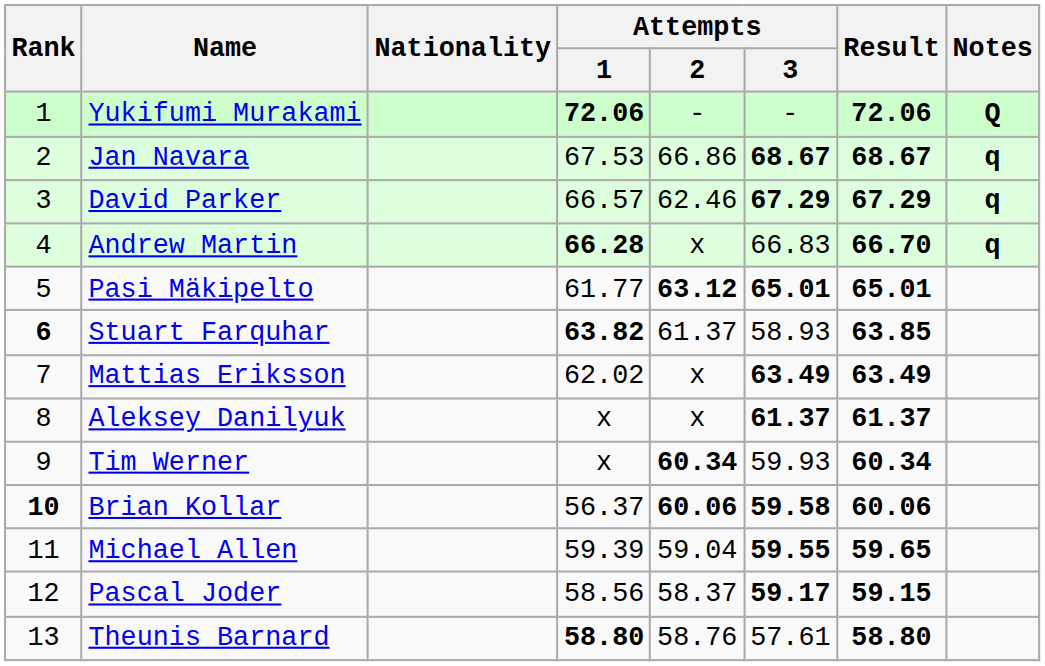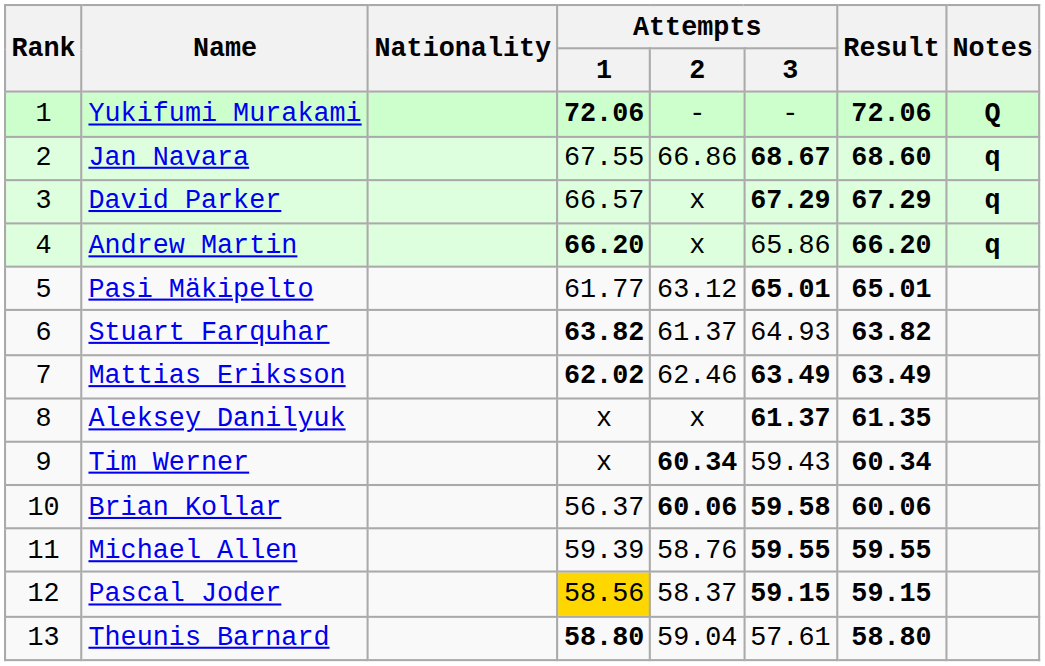(604, 158) 67.53 -> (604, 158) 67.55
(892, 158) 68.67 -> (892, 158) 68.60
(697, 201) 62.46 -> (697, 201) x
(604, 245) 66.28 -> (604, 245) 66.20
(790, 245) 66.83 -> (790, 245) 65.86
(892, 245) 66.70 -> (892, 245) 66.20
(697, 289) bold -> (697, 289) normal
(44, 332) bold -> (44, 332) normal
(790, 332) 58.93 -> (790, 332) 64.93
(892, 332) 63.85 -> (892, 332) 63.82
(604, 376) normal -> (604, 376) bold
(697, 376) x -> (697, 376) 62.46
(892, 420) 61.37 -> (892, 420) 61.35
(790, 463) 59.93 -> (790, 463) 59.43
(44, 507) bold -> (44, 507) normal
(697, 551) 59.04 -> (697, 551) 58.76
(892, 551) 59.65 -> (892, 551) 59.55
(604, 594) no background -> (604, 594) gold background
(790, 594) 59.17 -> (790, 594) 59.15
(697, 638) 58.76 -> (697, 638) 59.04
